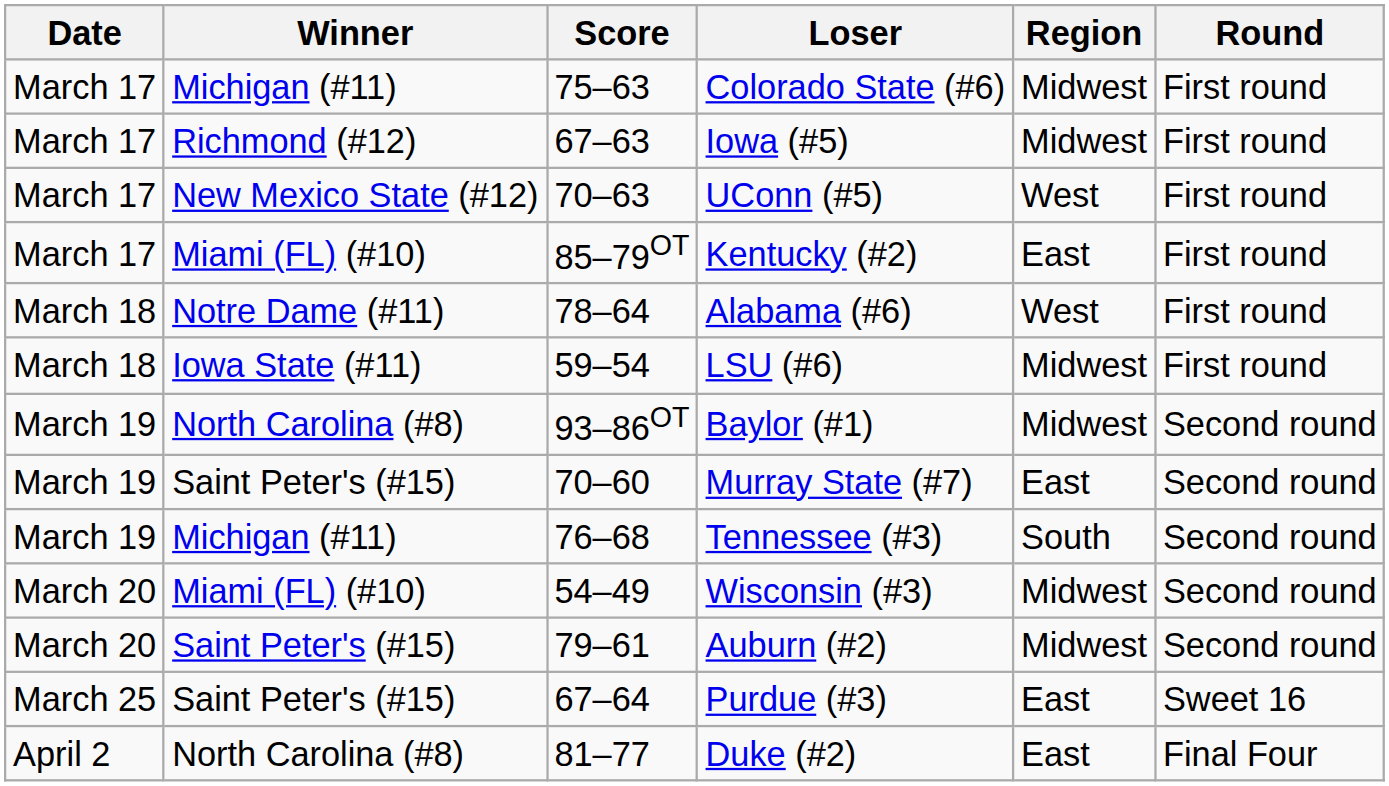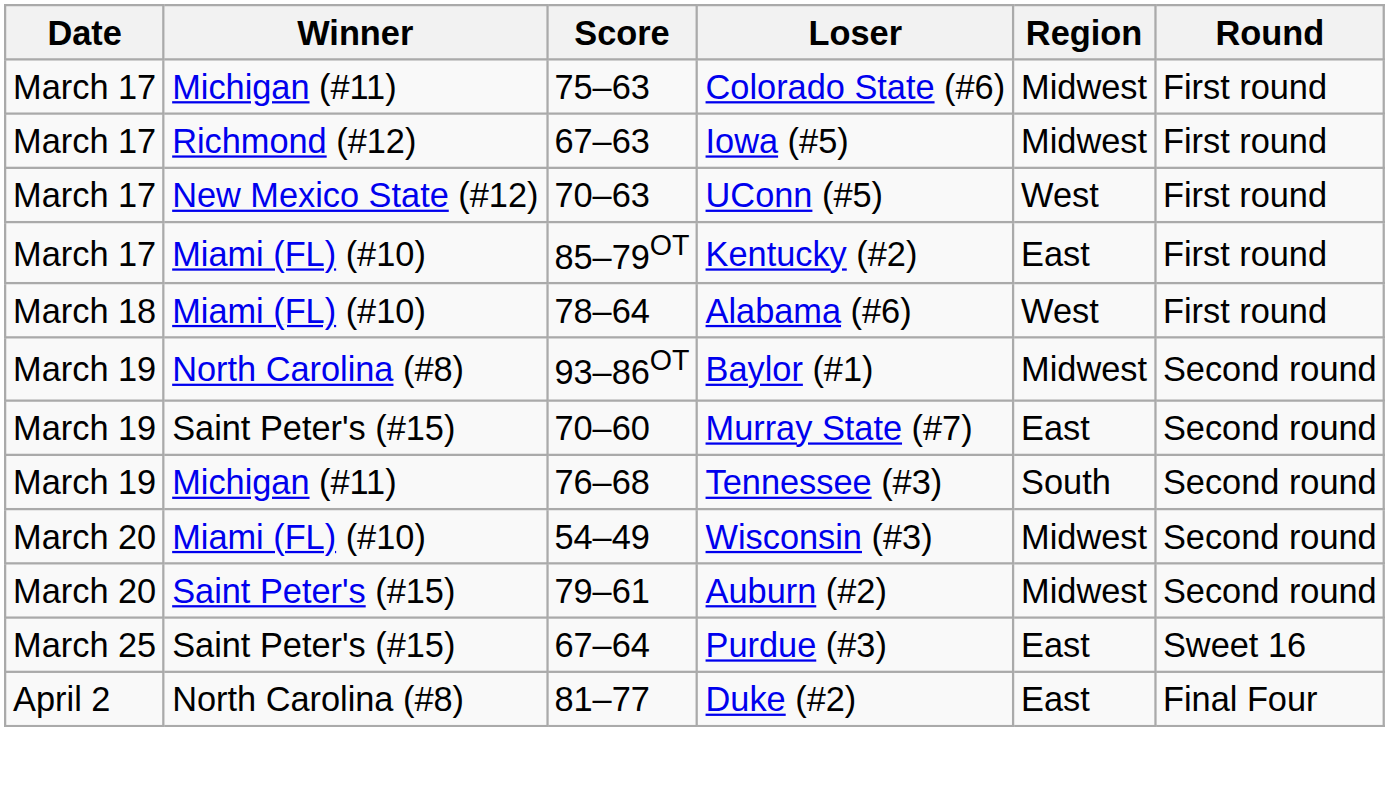(308, 311) Notre Dame (#11) -> (299, 311) Miami (FL) (#10)
- row: (774, 366)
